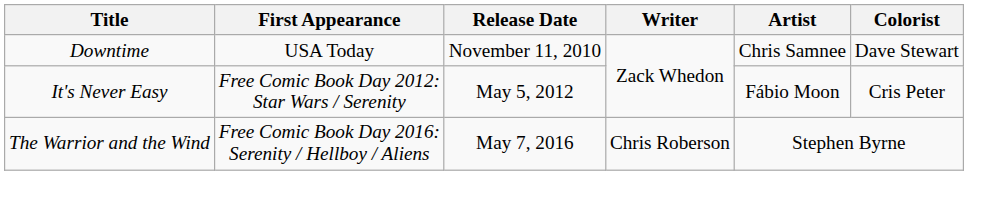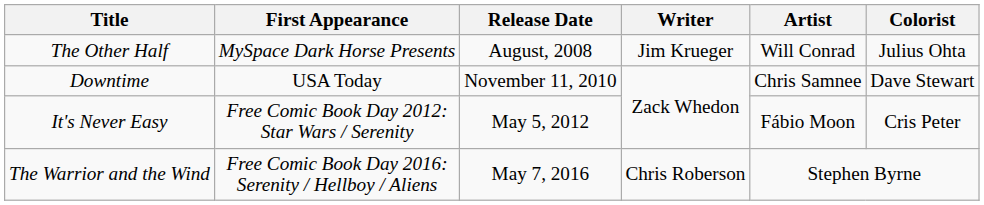+ row: (109, 50)
